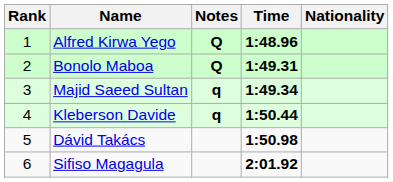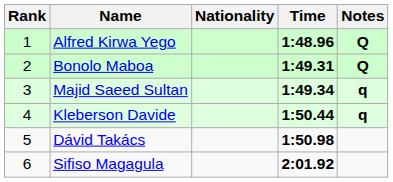columns swapped: (345, 16) <-> (216, 16)
